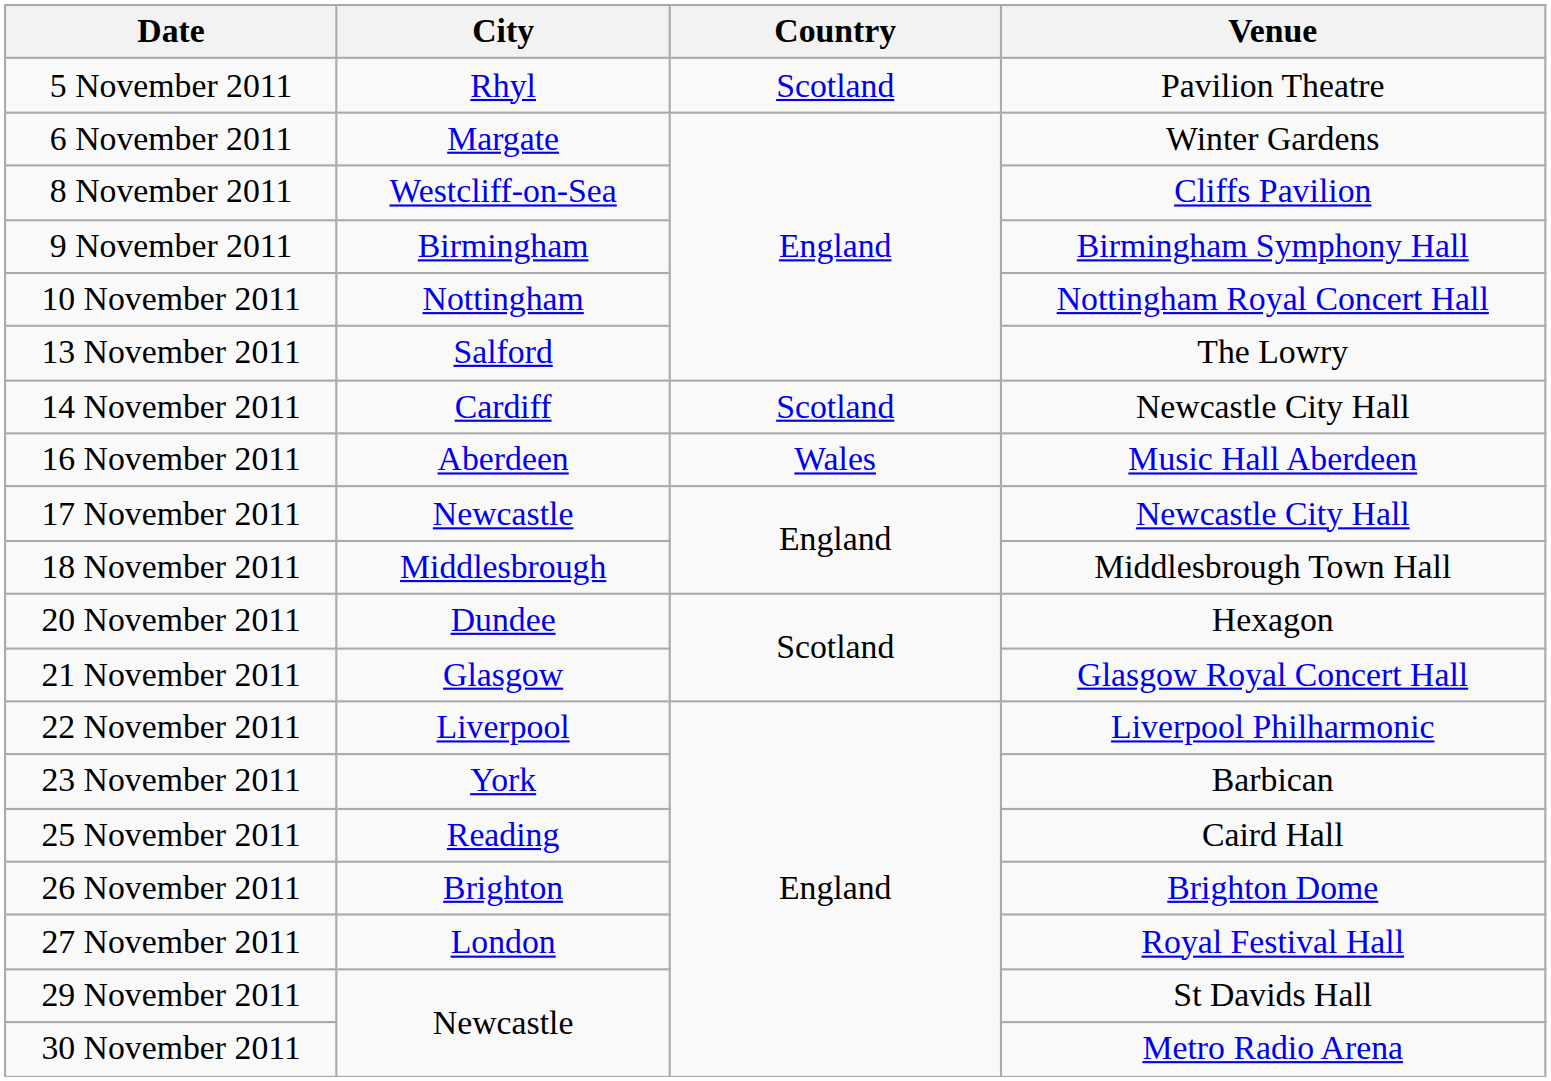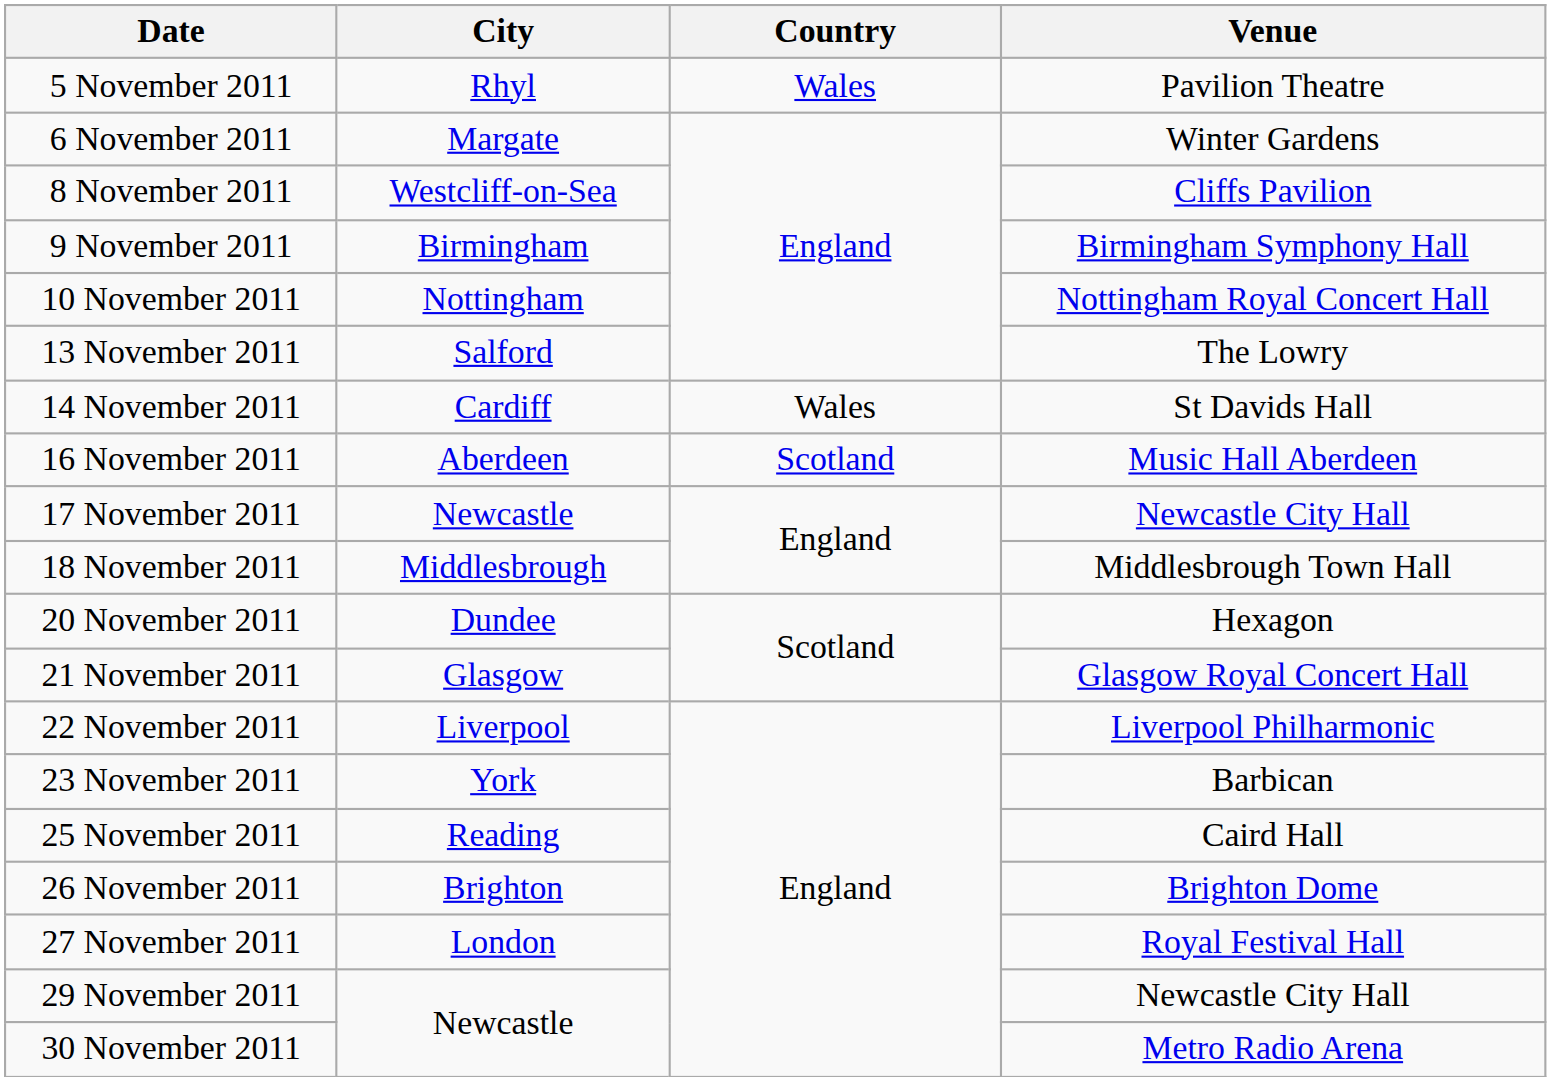(835, 84) Scotland -> (835, 84) Wales
(835, 406) Scotland -> (835, 406) Wales
(1273, 406) Newcastle City Hall -> (1273, 406) St Davids Hall
(835, 459) Wales -> (835, 459) Scotland
(1273, 995) St Davids Hall -> (1273, 995) Newcastle City Hall
